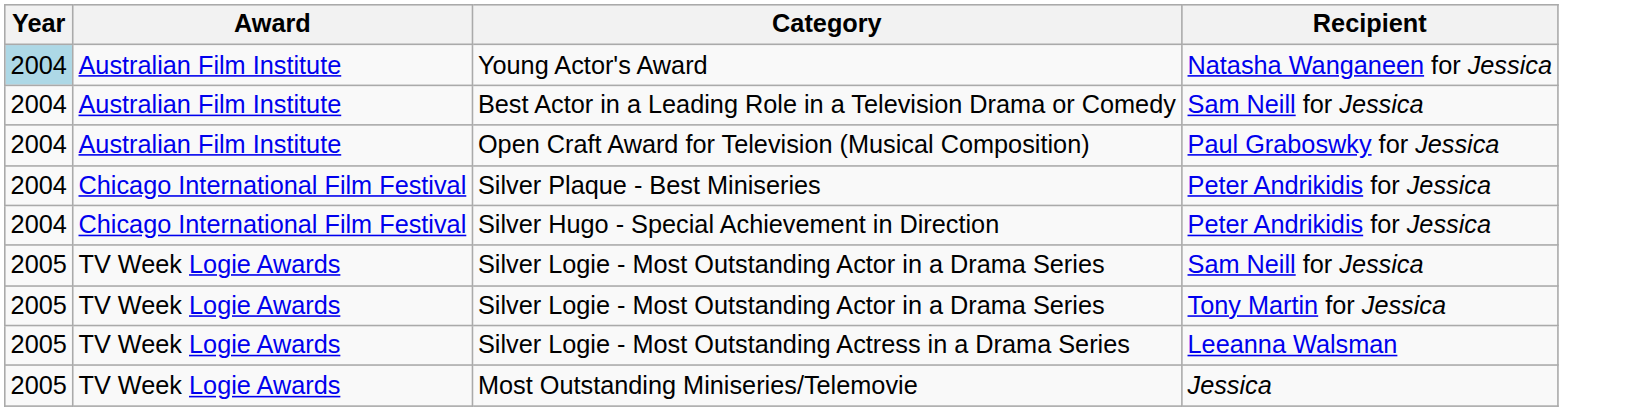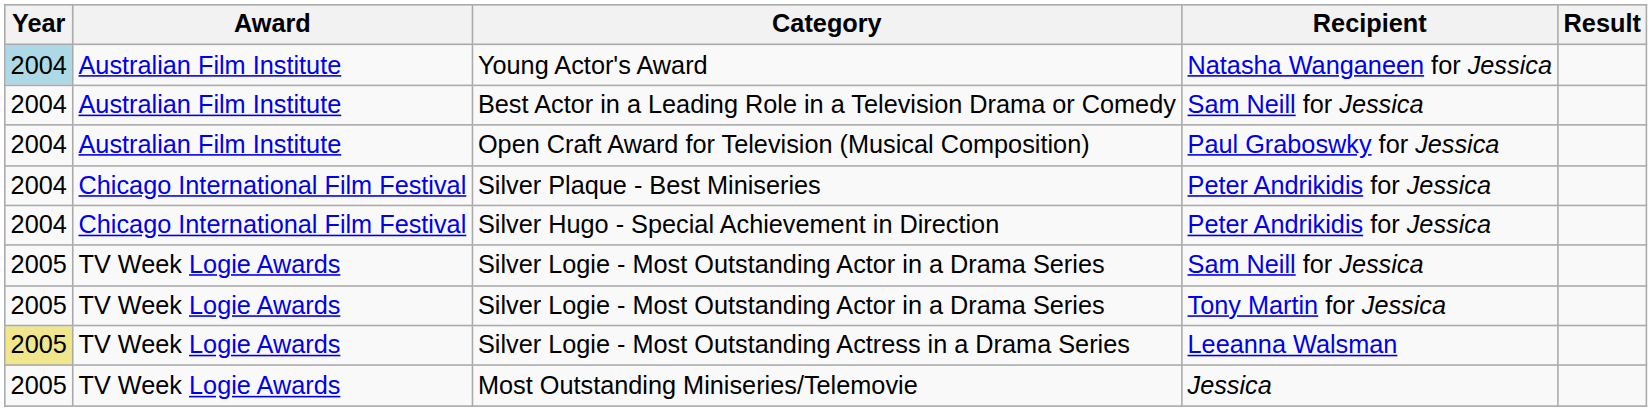+ column: (1602, 24)
(39, 345) no background -> (39, 345) khaki background
